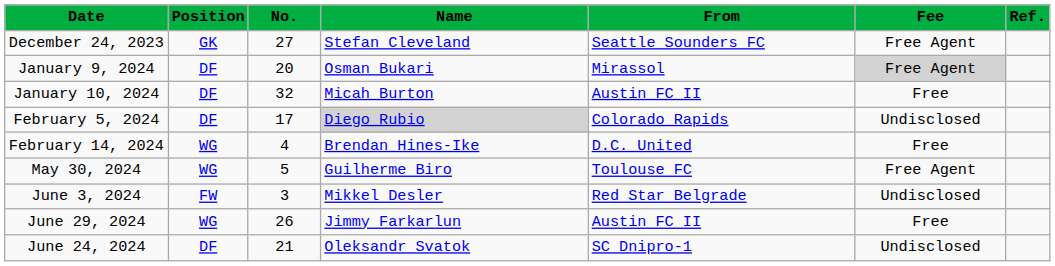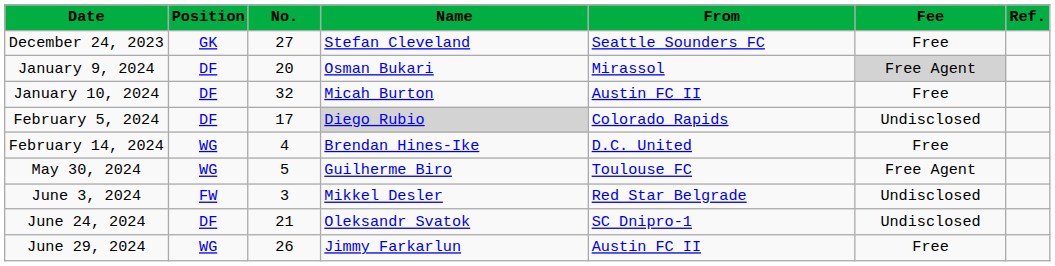(931, 43) Free Agent -> (931, 43) Free
rows swapped: (86, 247) <-> (86, 222)
